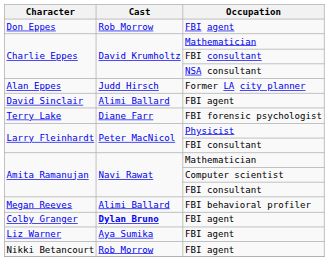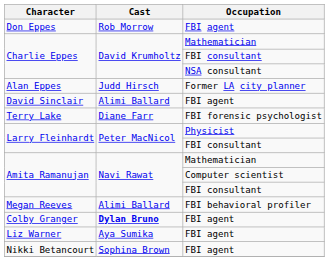(126, 249) Rob Morrow -> (134, 249) Sophina Brown
